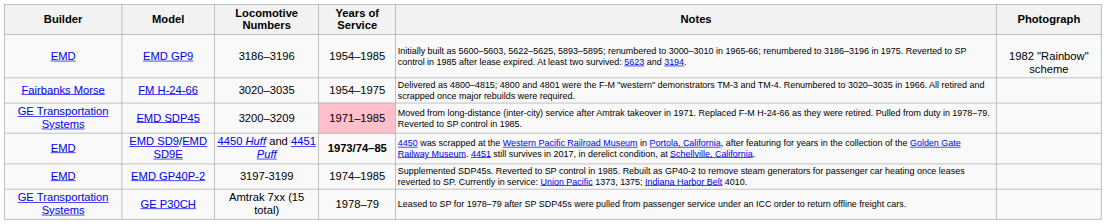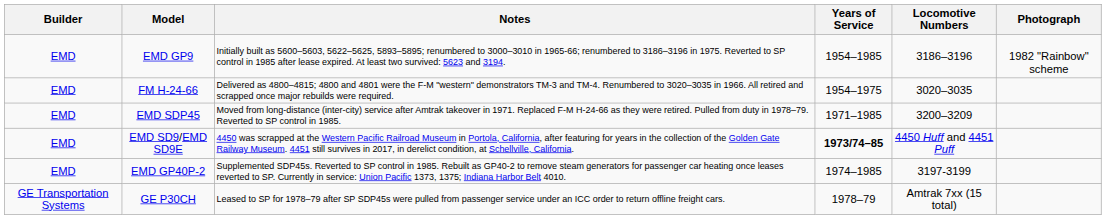columns swapped: (267, 19) <-> (696, 19)
(63, 90) Fairbanks Morse -> (63, 90) EMD
(63, 118) GE Transportation Systems -> (63, 115) EMD
(357, 118) pink background -> (854, 115) no background
